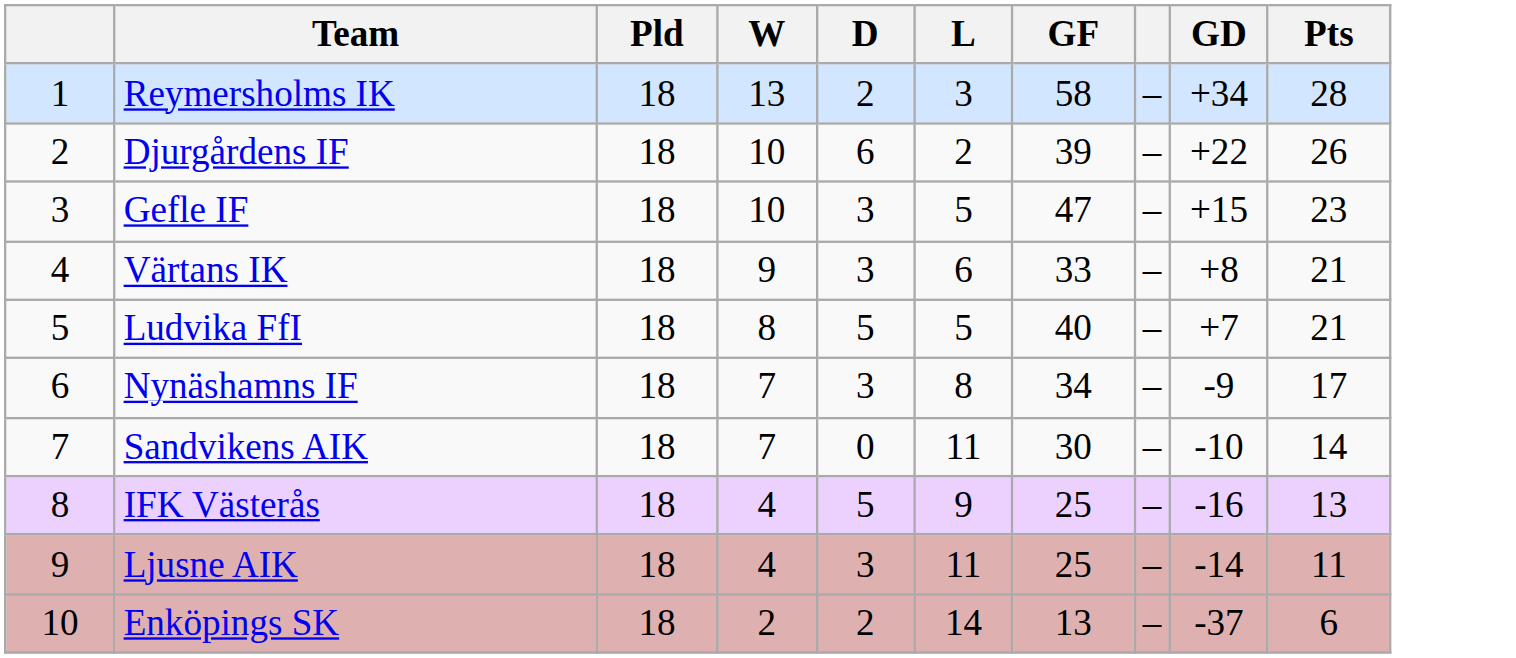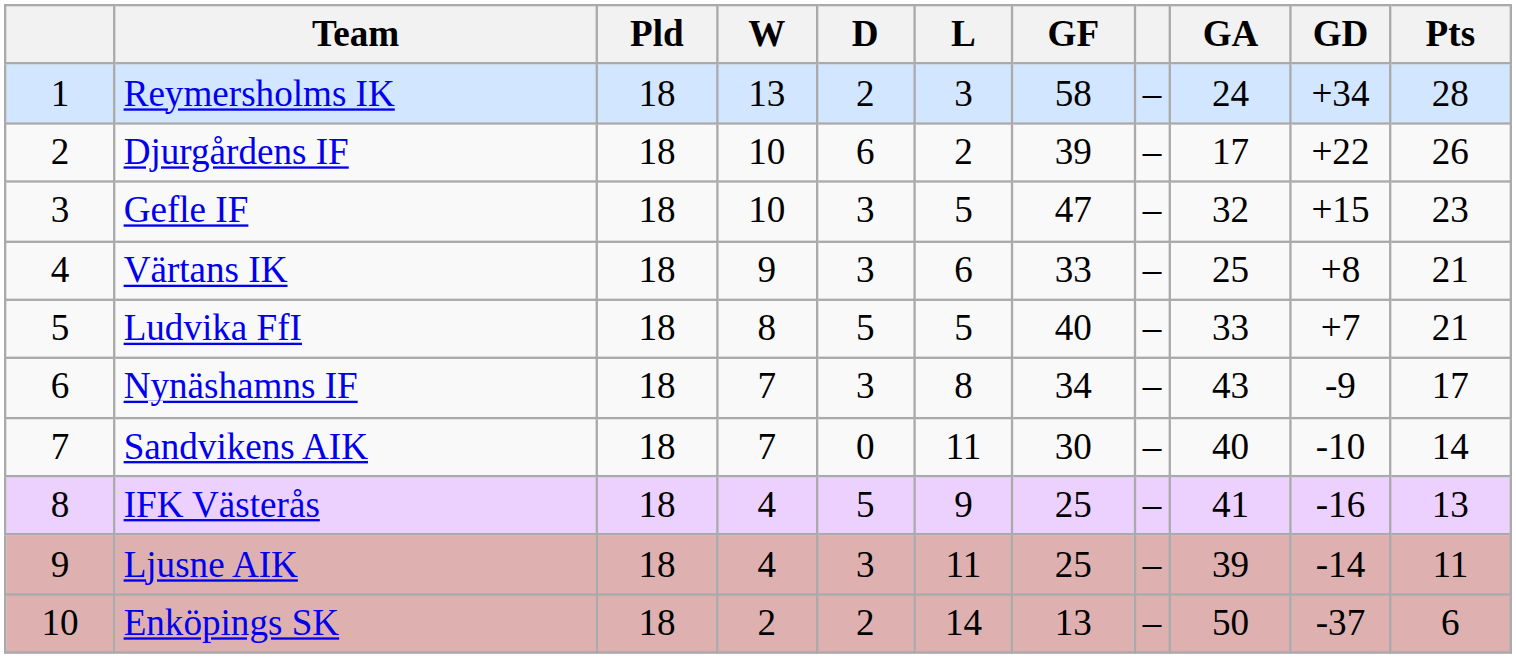+ column: (1231, 33)
